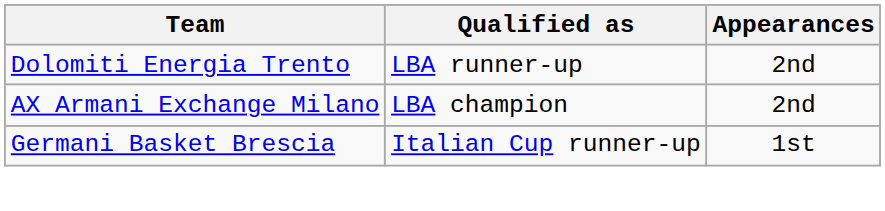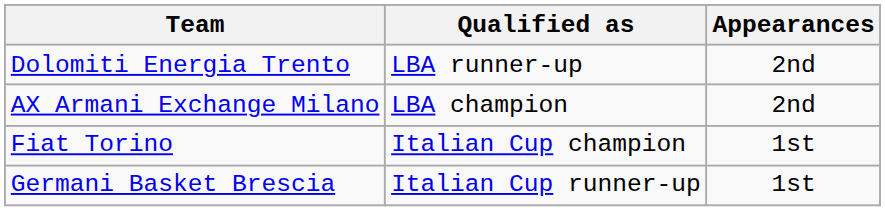+ row: (92, 145)
